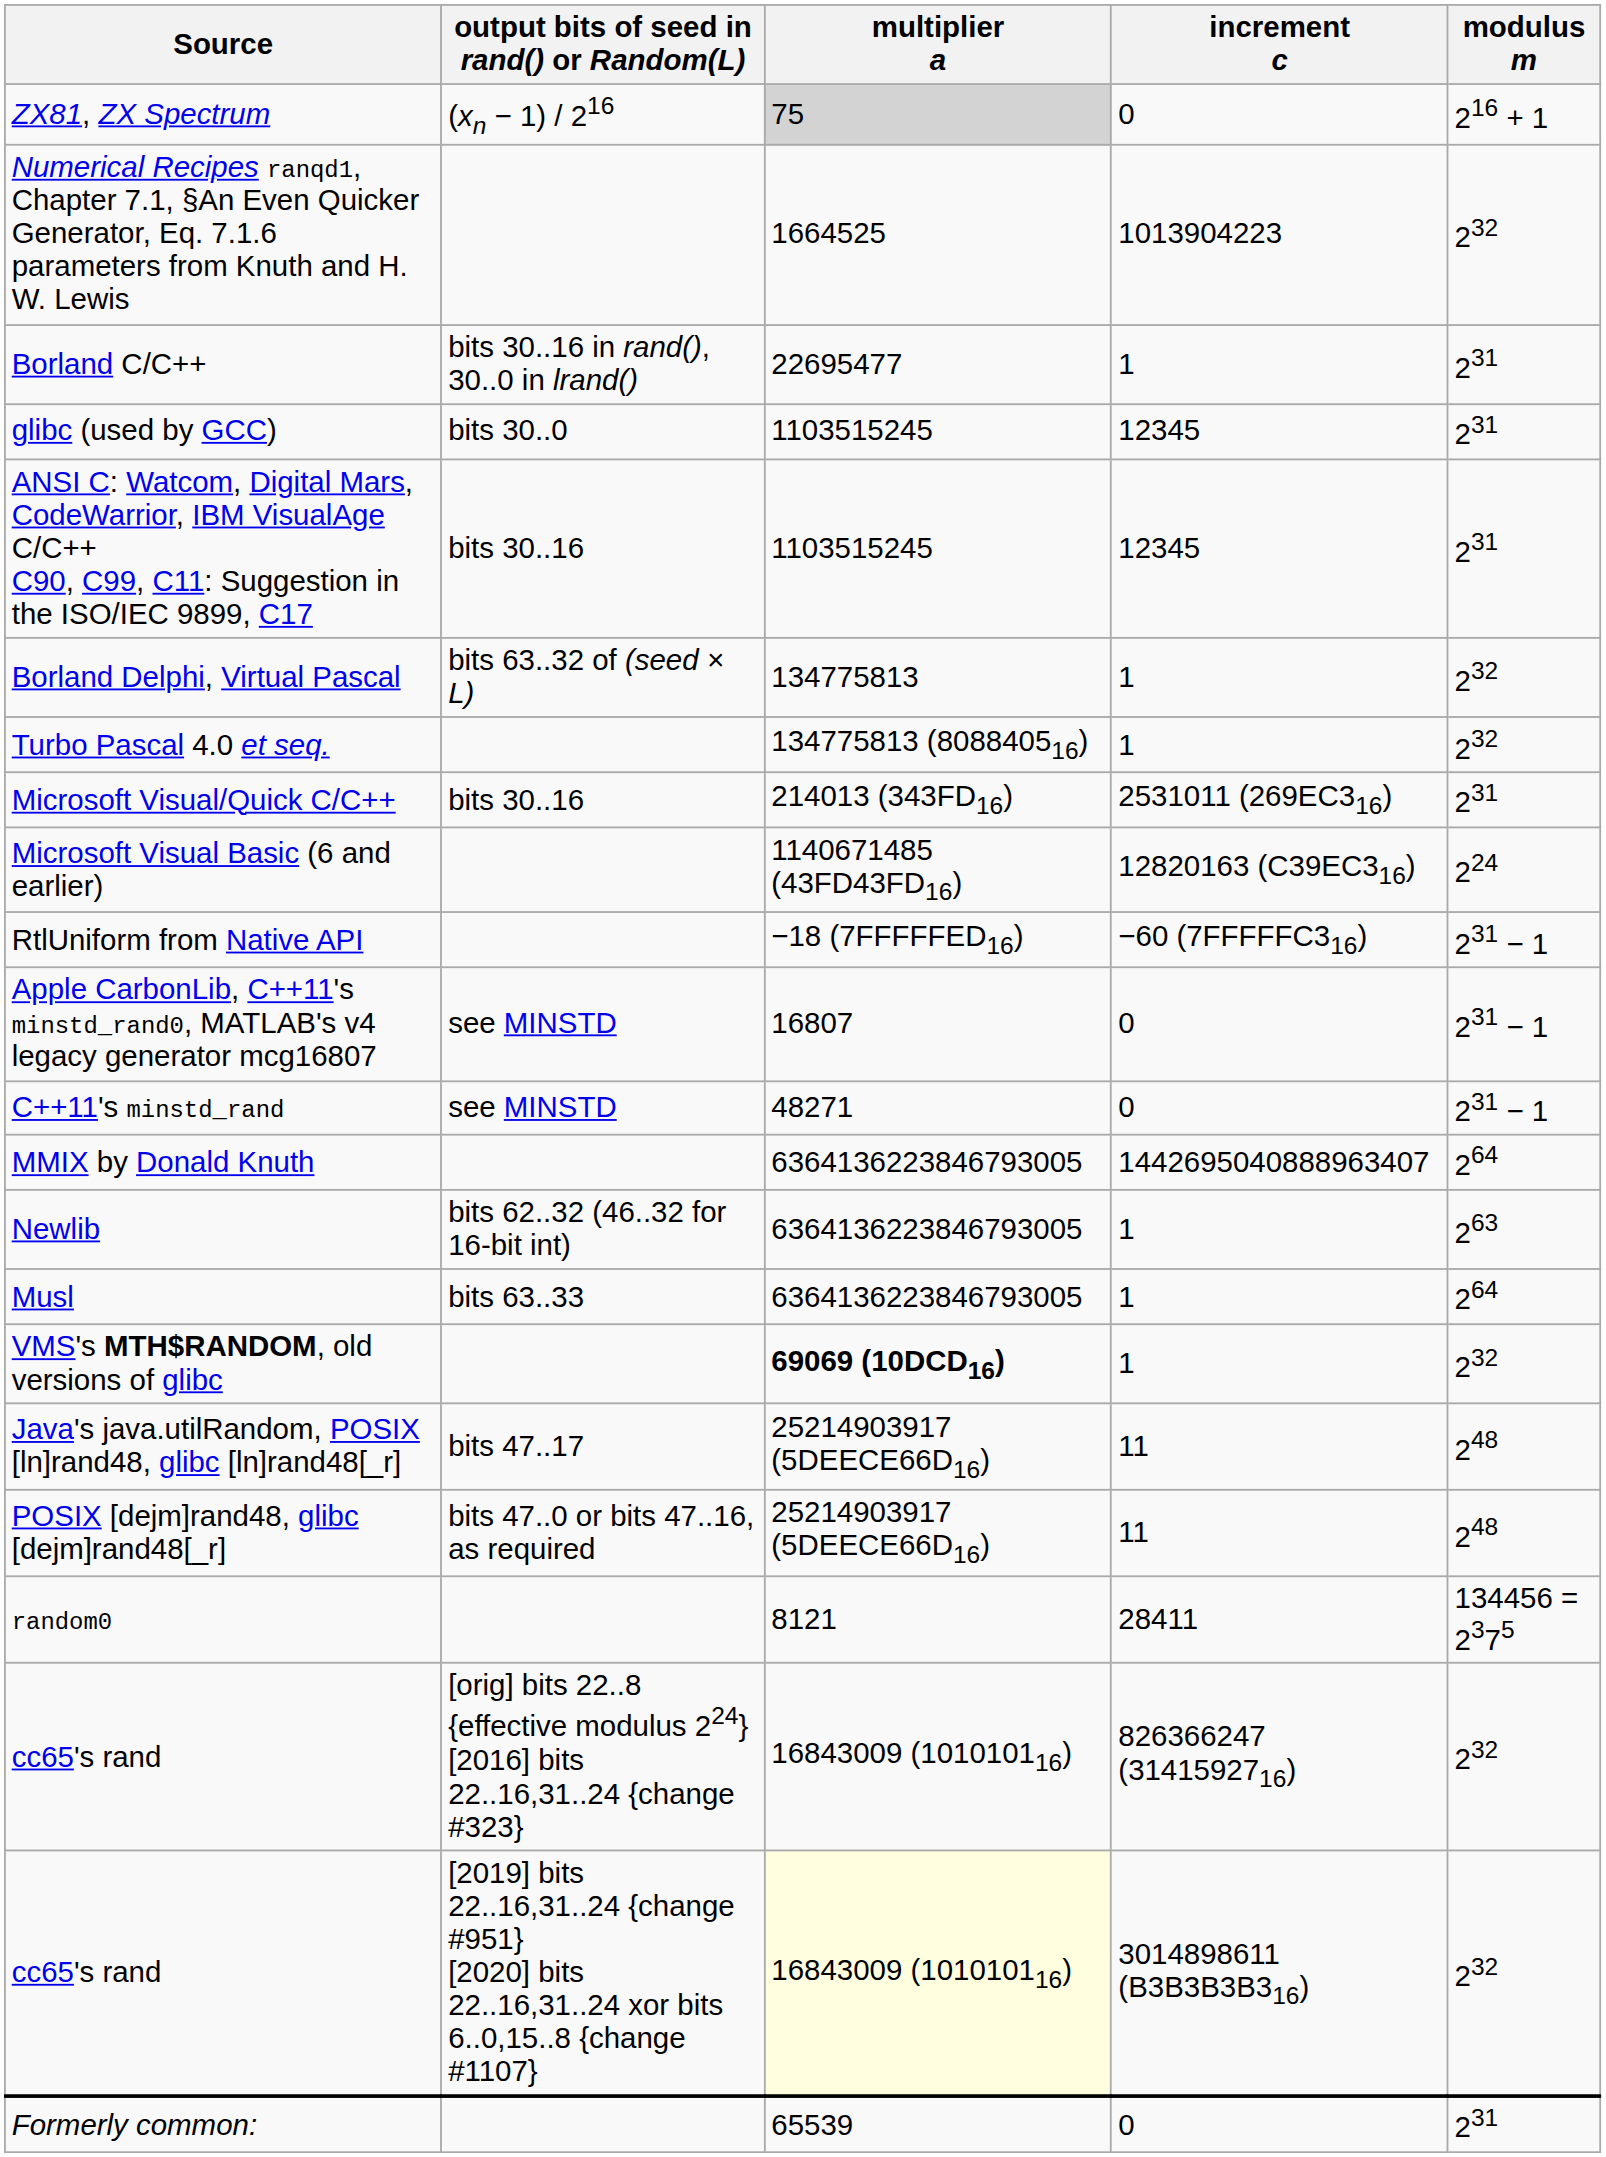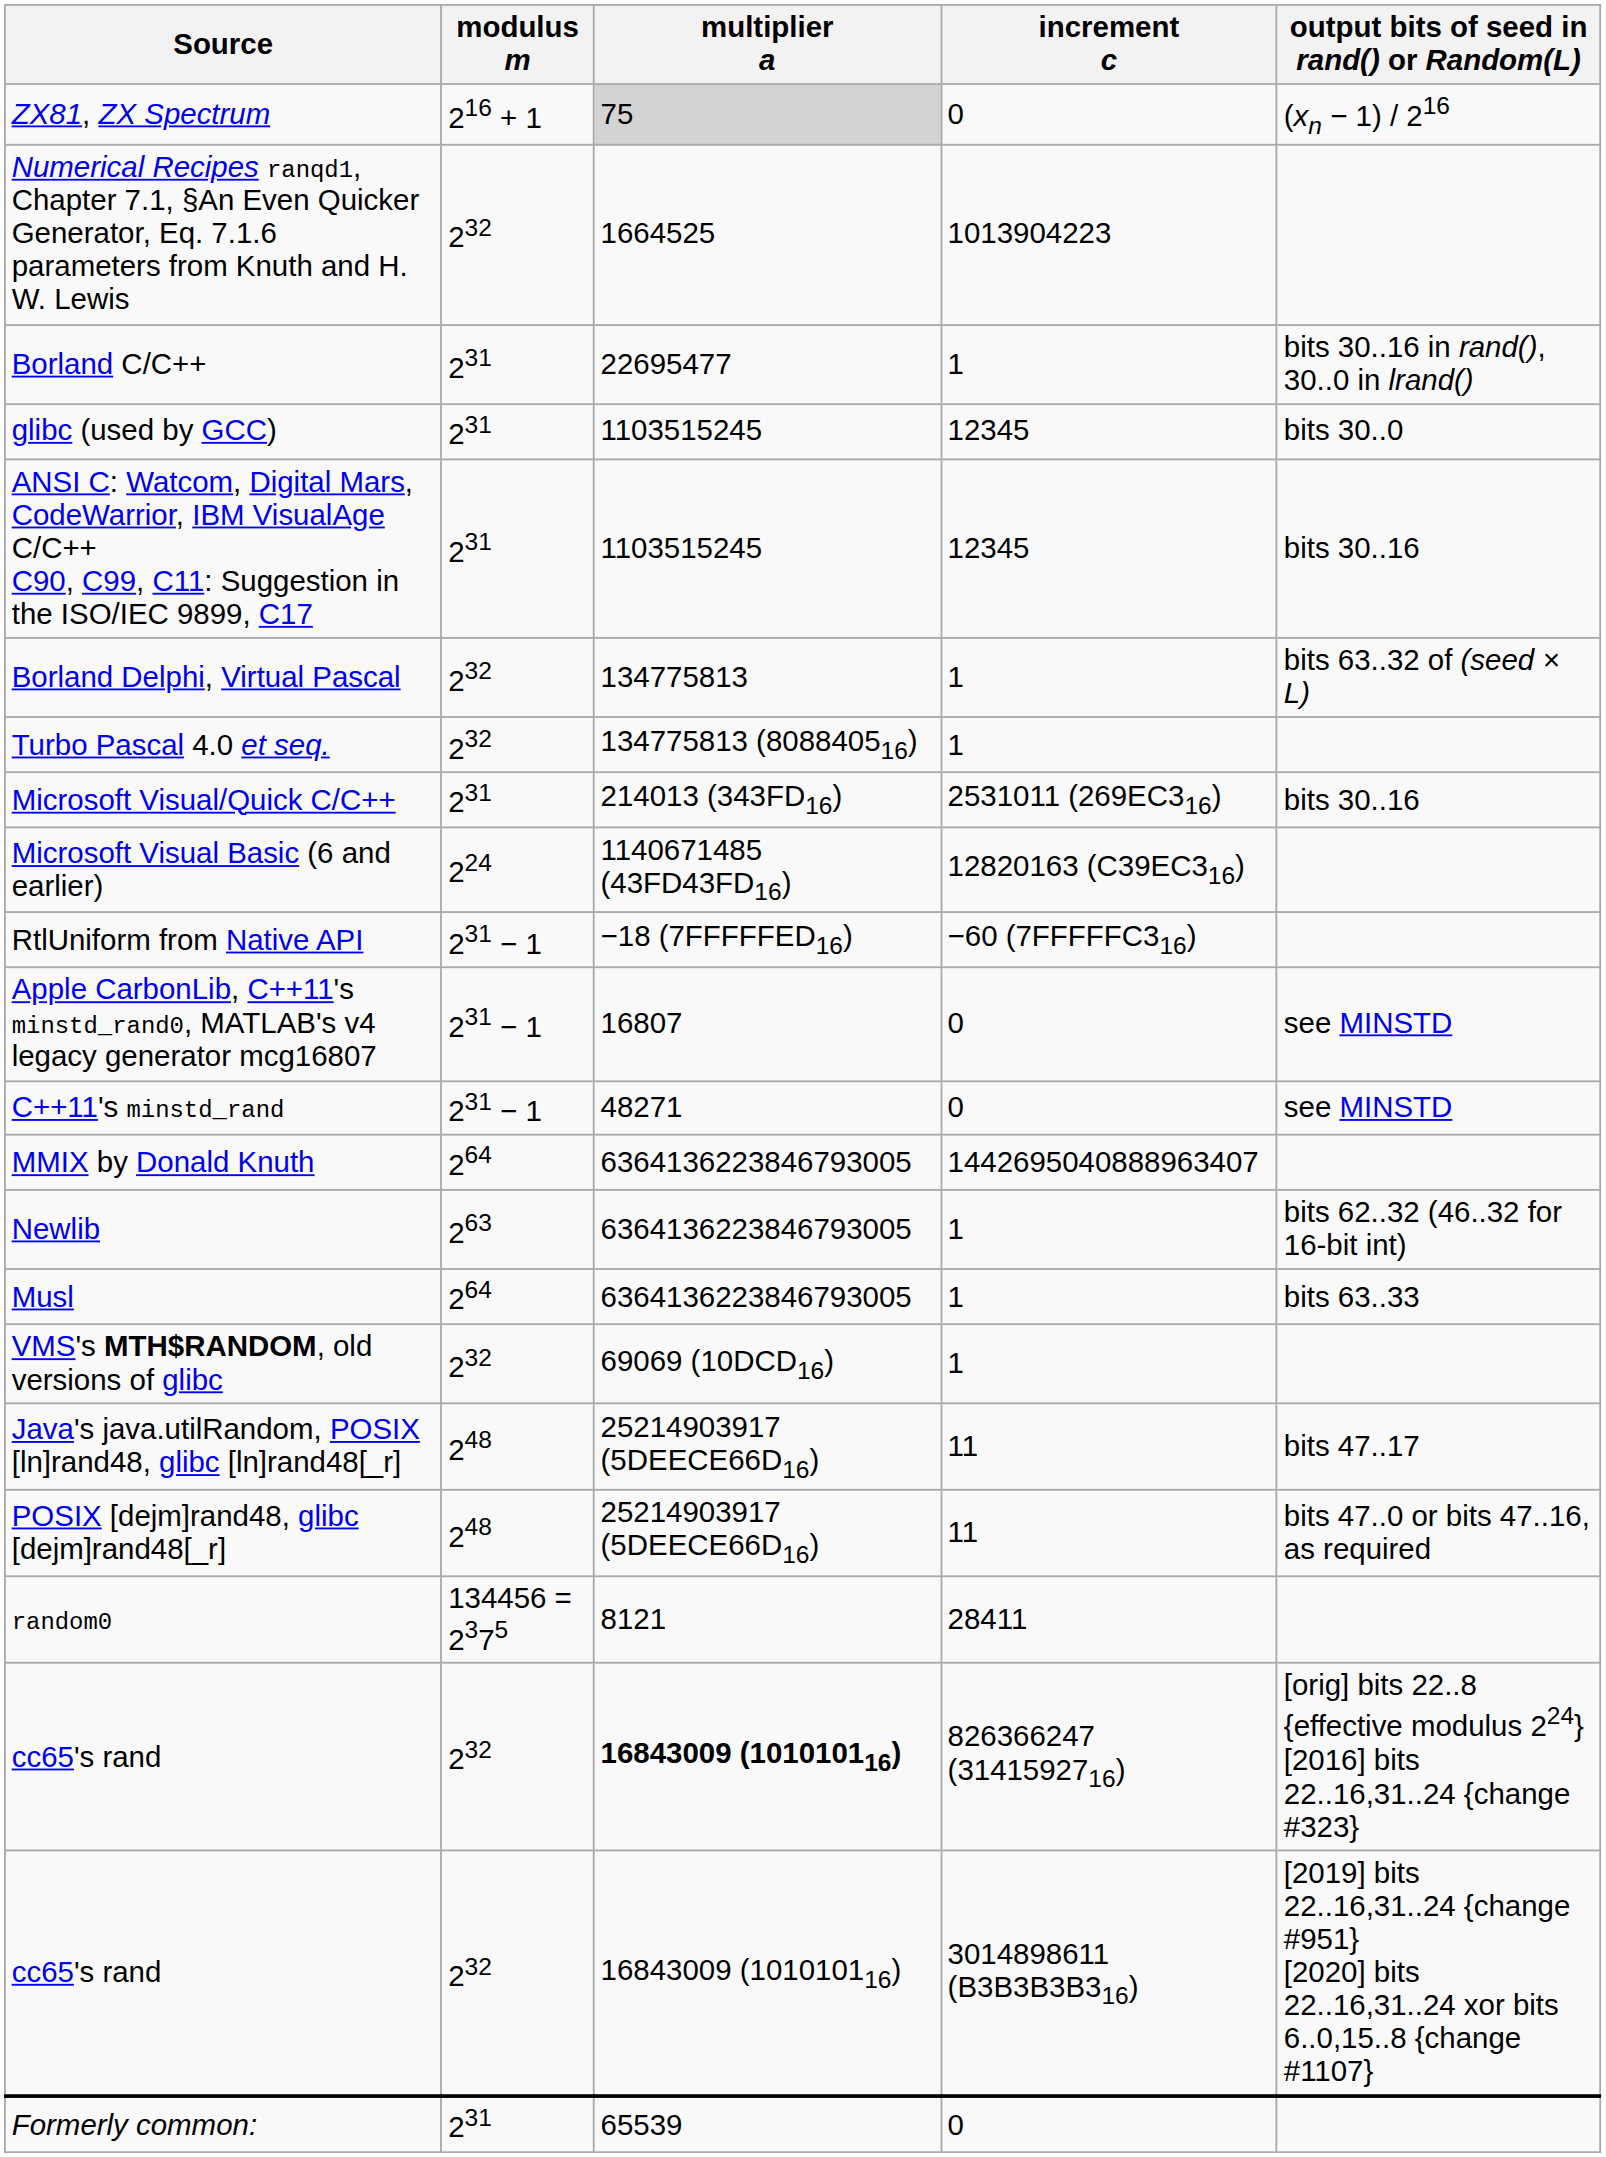columns swapped: (1524, 44) <-> (603, 44)
(888, 1364) bold -> (717, 1364) normal
(922, 1757) normal -> (751, 1757) bold
(922, 1973) lightyellow background -> (751, 1973) no background
